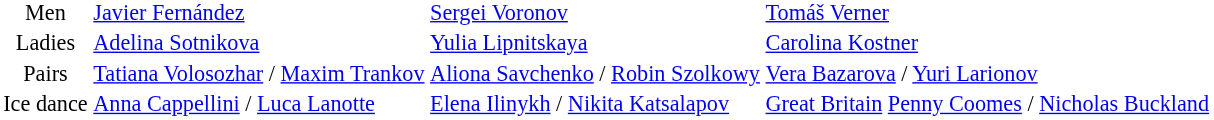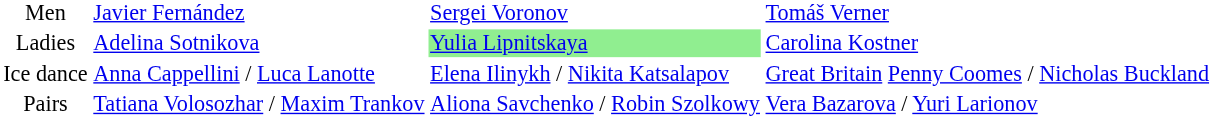(509, 43) no background -> (509, 43) lightgreen background
rows swapped: (45, 73) <-> (45, 104)
